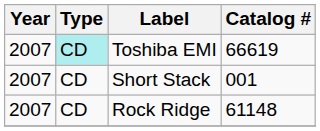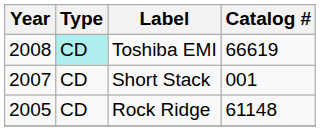(30, 49) 2007 -> (30, 49) 2008
(30, 110) 2007 -> (30, 110) 2005
